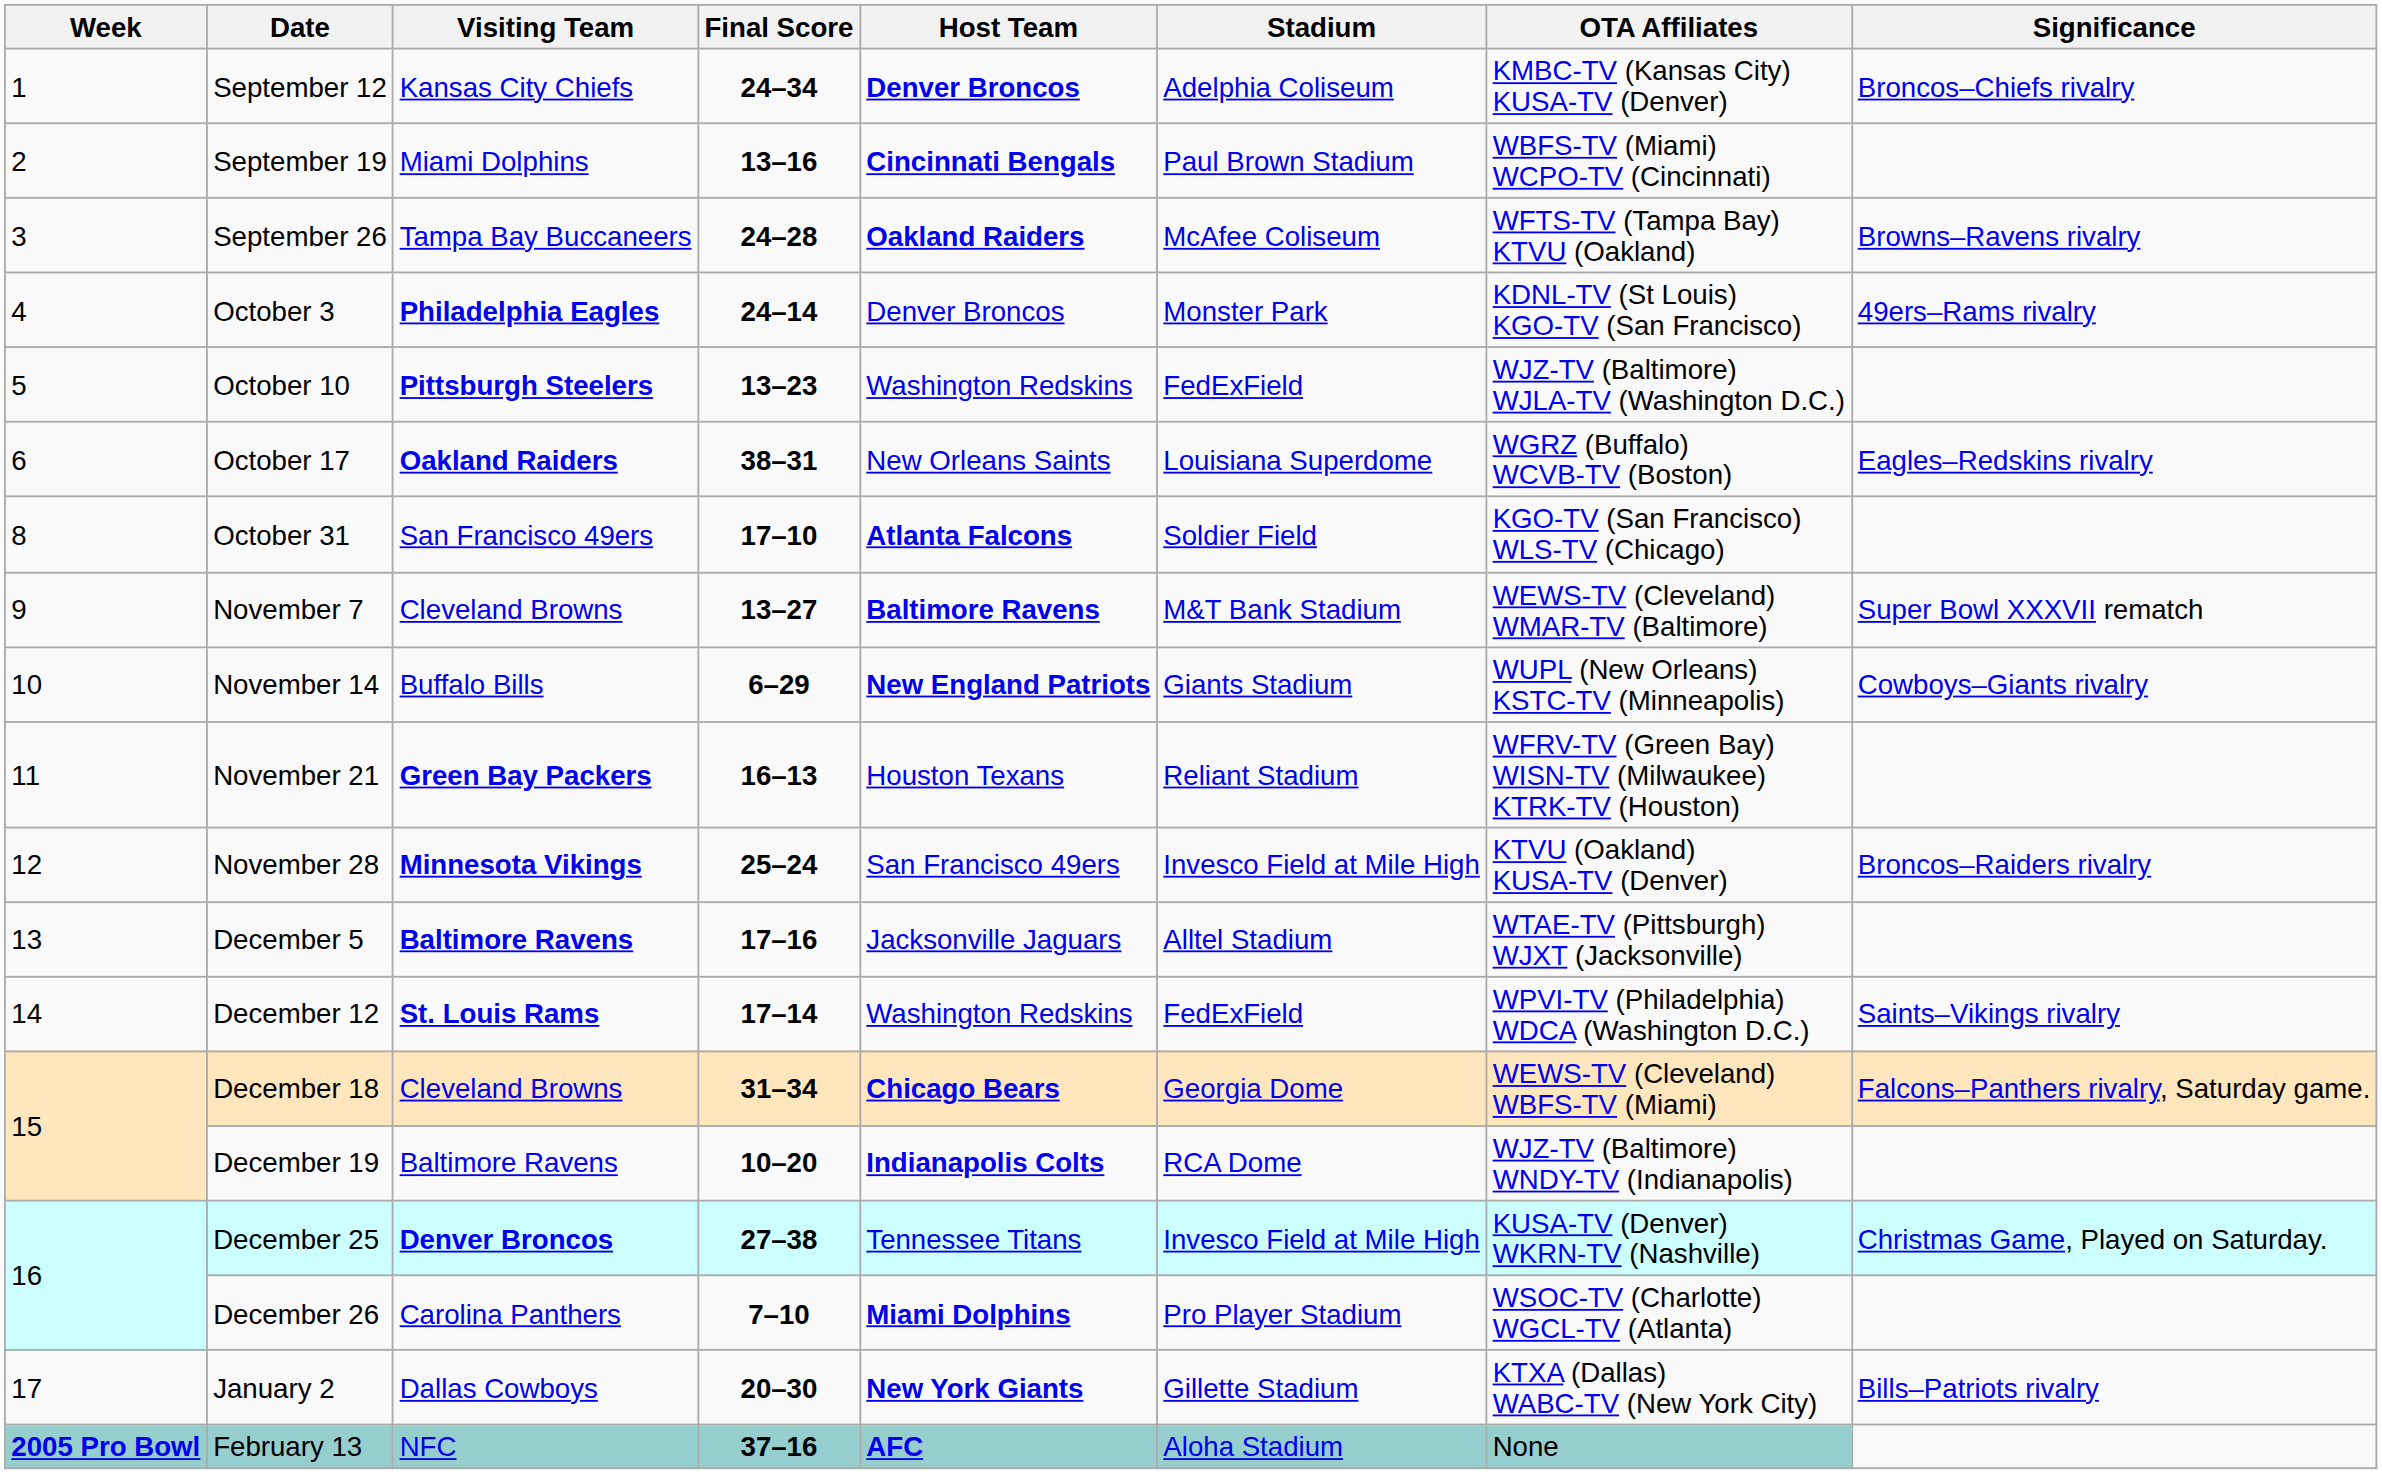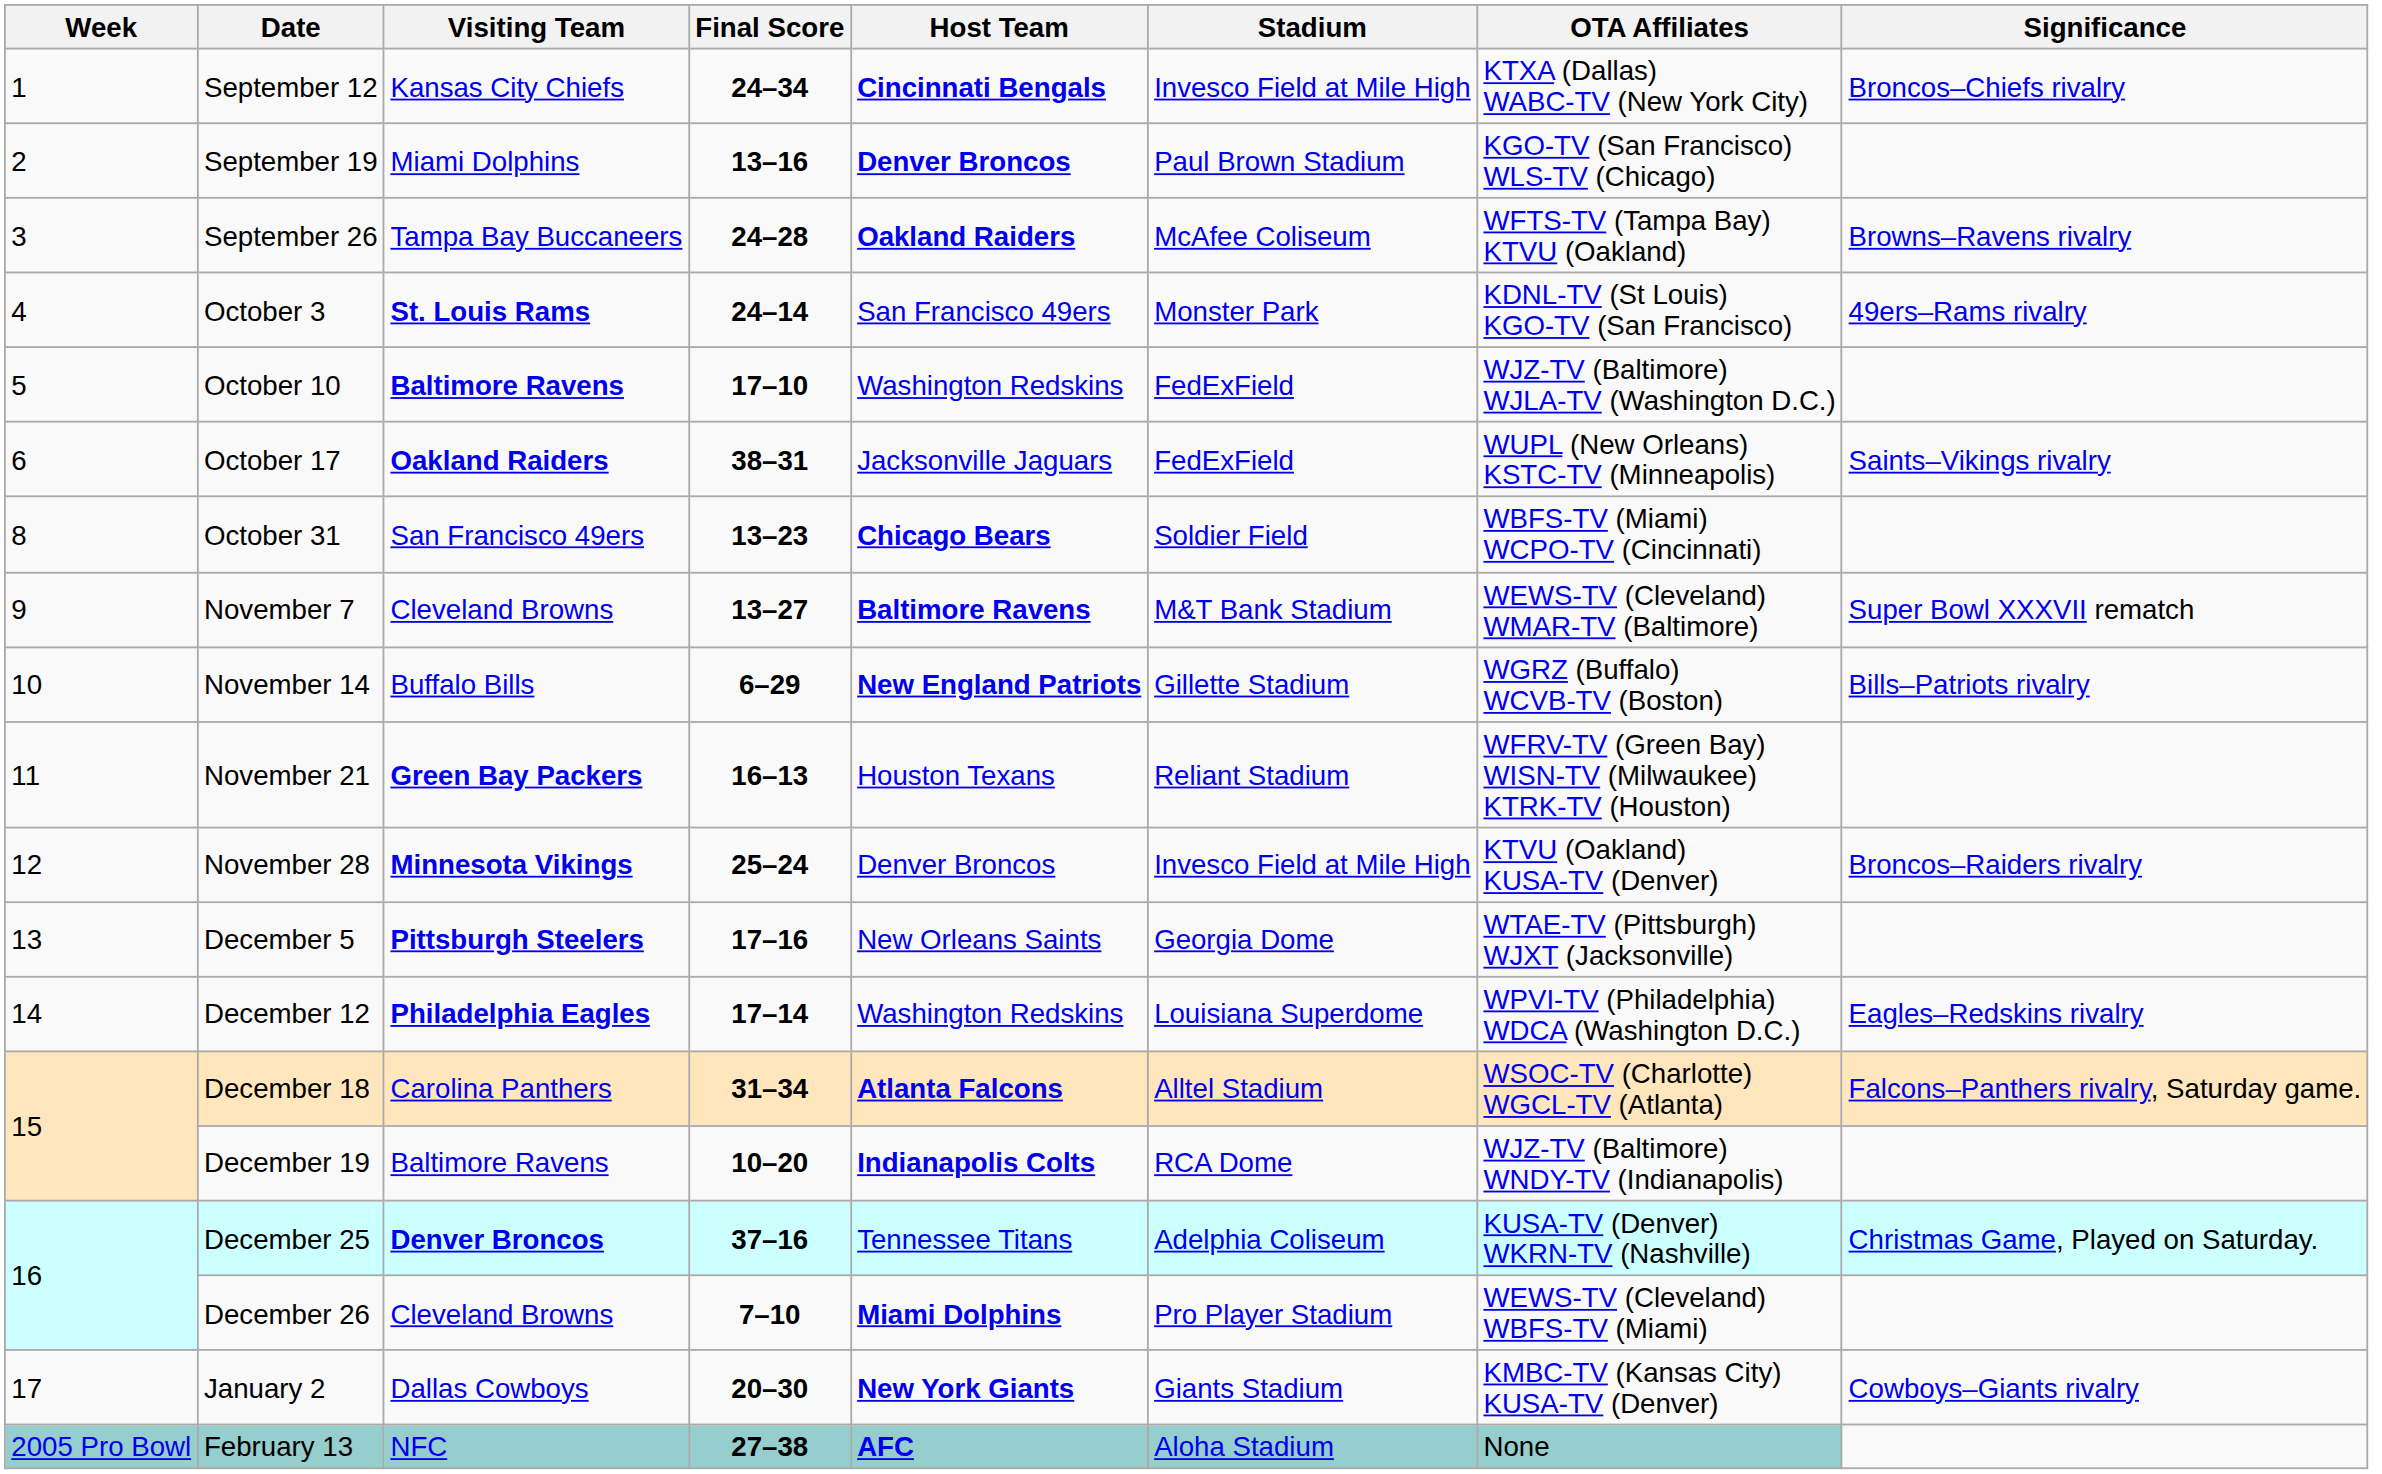(973, 86) Denver Broncos -> (982, 86) Cincinnati Bengals
(1279, 86) Adelphia Coliseum -> (1312, 86) Invesco Field at Mile High
(1642, 86) KMBC-TV (Kansas City) KUSA-TV (Denver) -> (1646, 86) KTXA (Dallas) WABC-TV (New York City)
(991, 161) Cincinnati Bengals -> (964, 161) Denver Broncos
(1632, 161) WBFS-TV (Miami) WCPO-TV (Cincinnati) -> (1638, 161) KGO-TV (San Francisco) WLS-TV (Chicago)
(529, 310) Philadelphia Eagles -> (490, 310) St. Louis Rams
(965, 310) Denver Broncos -> (984, 310) San Francisco 49ers
(526, 385) Pittsburgh Steelers -> (507, 385) Baltimore Ravens
(779, 385) 13–23 -> (770, 385) 17–10
(988, 460) New Orleans Saints -> (985, 460) Jacksonville Jaguars
(1298, 460) Louisiana Superdome -> (1224, 460) FedExField
(1612, 460) WGRZ (Buffalo) WCVB-TV (Boston) -> (1629, 460) WUPL (New Orleans) KSTC-TV (Minneapolis)
(2005, 460) Eagles–Redskins rivalry -> (1980, 460) Saints–Vikings rivalry
(779, 535) 17–10 -> (770, 535) 13–23
(969, 535) Atlanta Falcons -> (954, 535) Chicago Bears
(1647, 535) KGO-TV (San Francisco) WLS-TV (Chicago) -> (1622, 535) WBFS-TV (Miami) WCPO-TV (Cincinnati)
(1258, 684) Giants Stadium -> (1252, 684) Gillette Stadium
(1639, 684) WUPL (New Orleans) KSTC-TV (Minneapolis) -> (1603, 684) WGRZ (Buffalo) WCVB-TV (Boston)
(2003, 684) Cowboys–Giants rivalry -> (1969, 684) Bills–Patriots rivalry
(993, 865) San Francisco 49ers -> (956, 865) Denver Broncos
(516, 939) Baltimore Ravens -> (517, 939) Pittsburgh Steelers
(994, 939) Jacksonville Jaguars -> (979, 939) New Orleans Saints
(1248, 939) Alltel Stadium -> (1244, 939) Georgia Dome
(499, 1014) St. Louis Rams -> (520, 1014) Philadelphia Eagles
(1233, 1014) FedExField -> (1289, 1014) Louisiana Superdome
(1989, 1014) Saints–Vikings rivalry -> (1996, 1014) Eagles–Redskins rivalry
(511, 1089) Cleveland Browns -> (501, 1089) Carolina Panthers
(963, 1089) Chicago Bears -> (960, 1089) Atlanta Falcons
(1253, 1089) Georgia Dome -> (1239, 1089) Alltel Stadium
(1634, 1089) WEWS-TV (Cleveland) WBFS-TV (Miami) -> (1618, 1089) WSOC-TV (Charlotte) WGCL-TV (Atlanta)
(779, 1238) 27–38 -> (770, 1238) 37–16
(1322, 1238) Invesco Field at Mile High -> (1269, 1238) Adelphia Coliseum
(510, 1313) Carolina Panthers -> (502, 1313) Cleveland Browns
(1627, 1313) WSOC-TV (Charlotte) WGCL-TV (Atlanta) -> (1625, 1313) WEWS-TV (Cleveland) WBFS-TV (Miami)
(1261, 1388) Gillette Stadium -> (1249, 1388) Giants Stadium
(1655, 1388) KTXA (Dallas) WABC-TV (New York City) -> (1632, 1388) KMBC-TV (Kansas City) KUSA-TV (Denver)
(1978, 1388) Bills–Patriots rivalry -> (1994, 1388) Cowboys–Giants rivalry
(106, 1447) bold -> (101, 1447) normal
(779, 1447) 37–16 -> (770, 1447) 27–38
